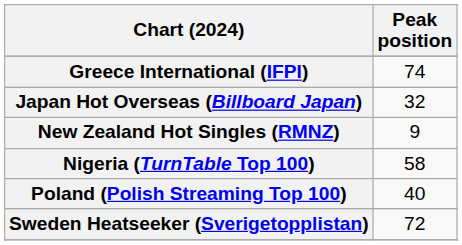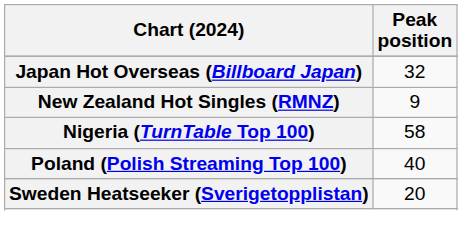- row: (189, 71)
(415, 224) 72 -> (415, 193) 20
